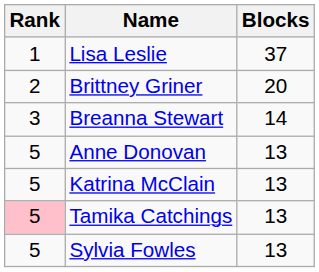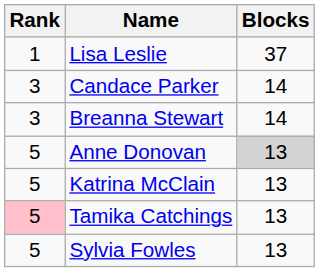- row: (136, 86)
+ row: (144, 86)
(276, 151) no background -> (276, 151) lightgrey background
